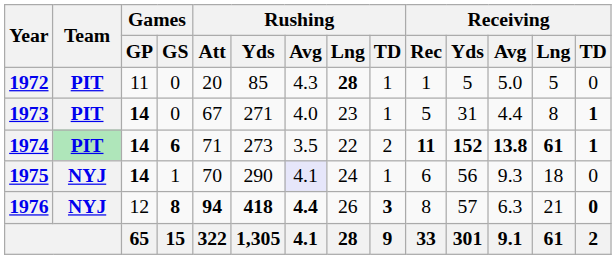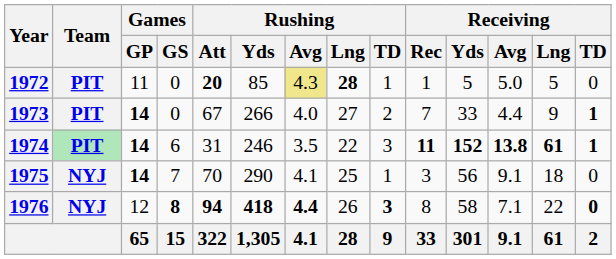(212, 82) normal -> (212, 82) bold
(306, 82) no background -> (306, 82) khaki background
(258, 113) 271 -> (258, 113) 266
(348, 113) 23 -> (348, 113) 27
(388, 113) 1 -> (388, 113) 2
(426, 113) 5 -> (426, 113) 7
(467, 113) 31 -> (467, 113) 33
(553, 113) 8 -> (553, 113) 9
(175, 144) bold -> (175, 144) normal
(212, 144) 71 -> (212, 144) 31
(258, 144) 273 -> (258, 144) 246
(388, 144) 2 -> (388, 144) 3
(175, 176) 1 -> (175, 176) 7
(306, 176) lavender background -> (306, 176) no background
(348, 176) 24 -> (348, 176) 25
(426, 176) 6 -> (426, 176) 3
(510, 176) 9.3 -> (510, 176) 9.1
(467, 207) 57 -> (467, 207) 58
(510, 207) 6.3 -> (510, 207) 7.1
(553, 207) 21 -> (553, 207) 22
